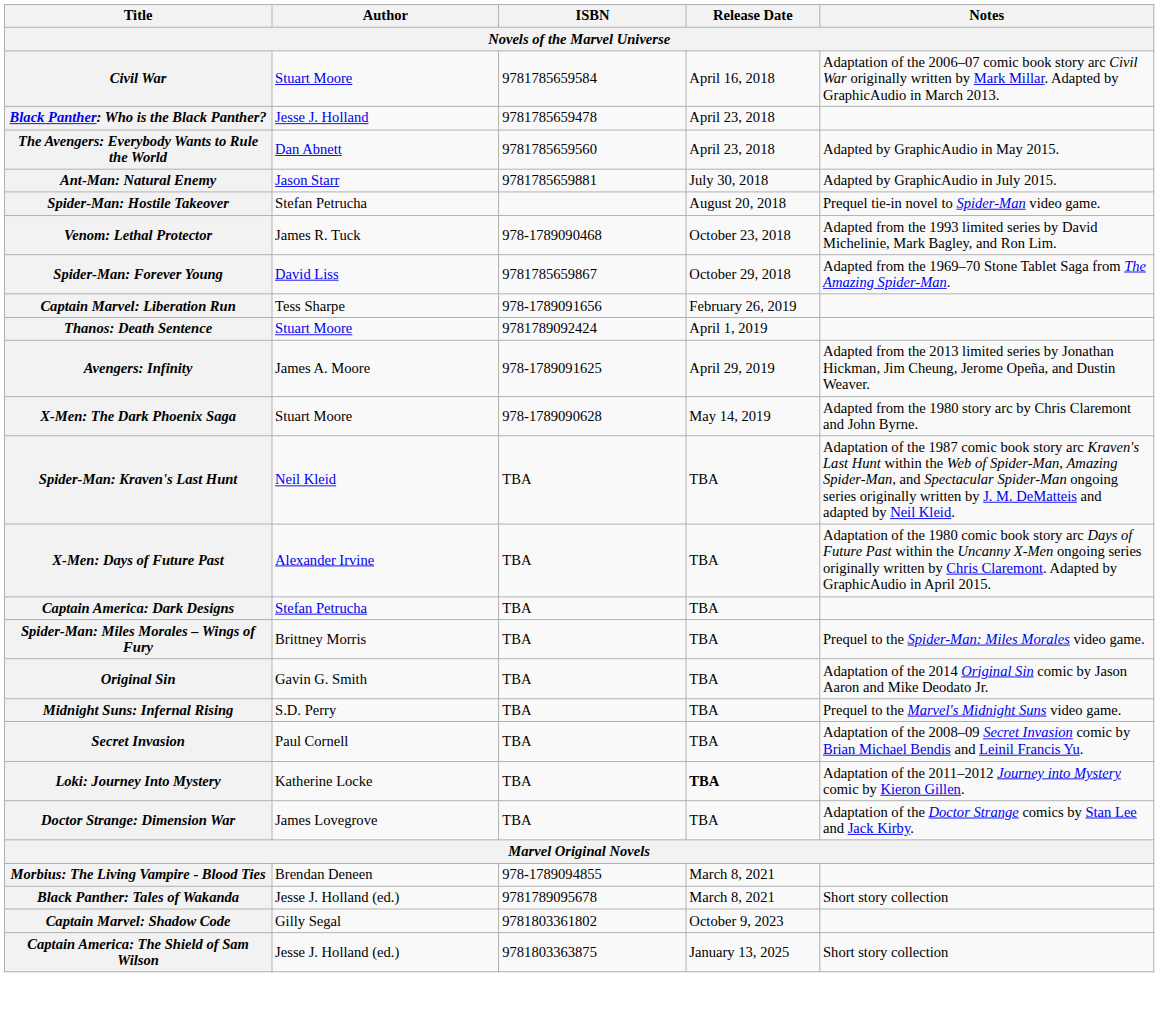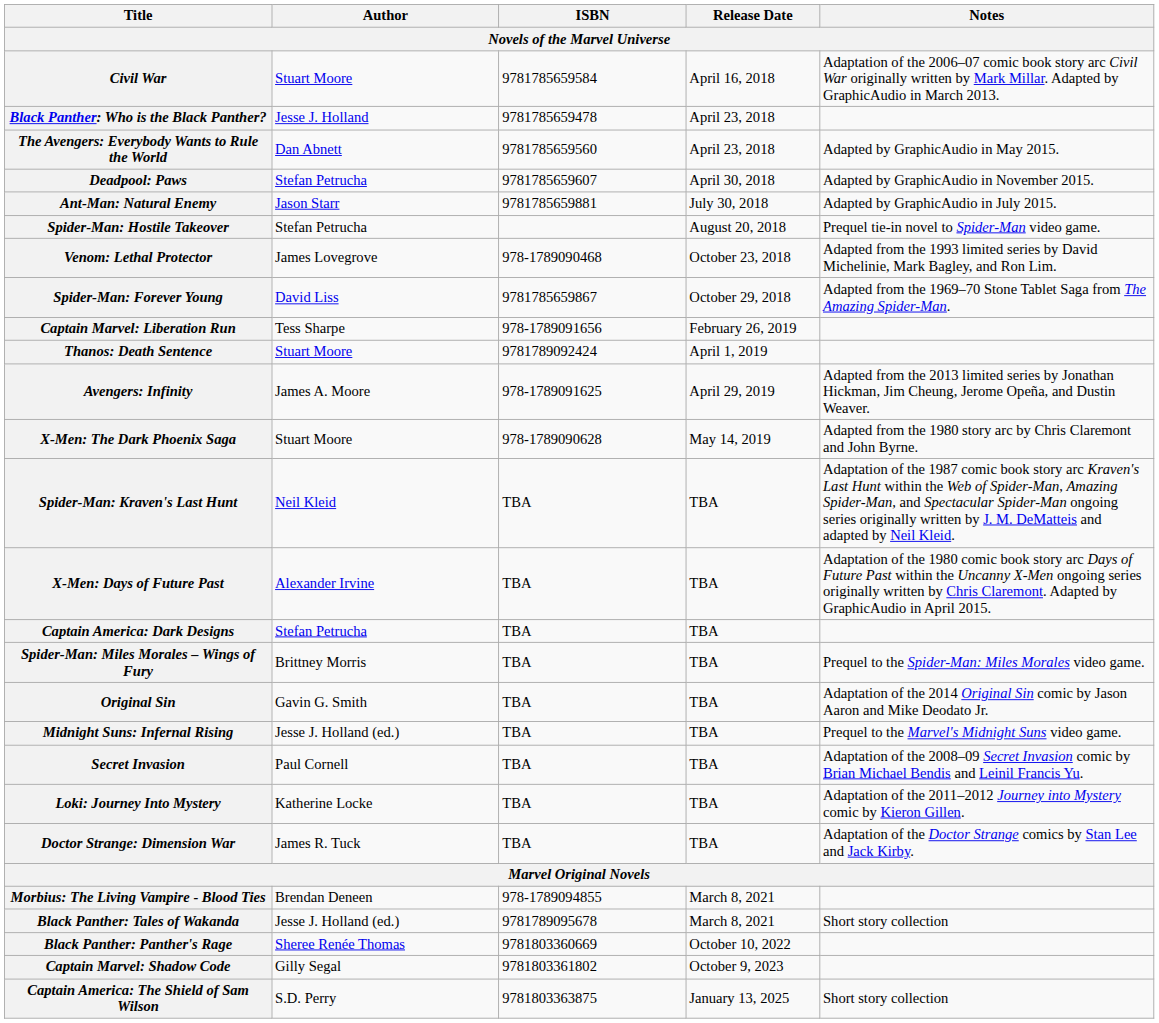+ row: (138, 180)
(318, 235) James R. Tuck -> (326, 258) James Lovegrove
(306, 710) S.D. Perry -> (337, 733) Jesse J. Holland (ed.)
(704, 780) bold -> (704, 803) normal
(326, 820) James Lovegrove -> (318, 843) James R. Tuck
+ row: (138, 944)
(337, 952) Jesse J. Holland (ed.) -> (306, 998) S.D. Perry
